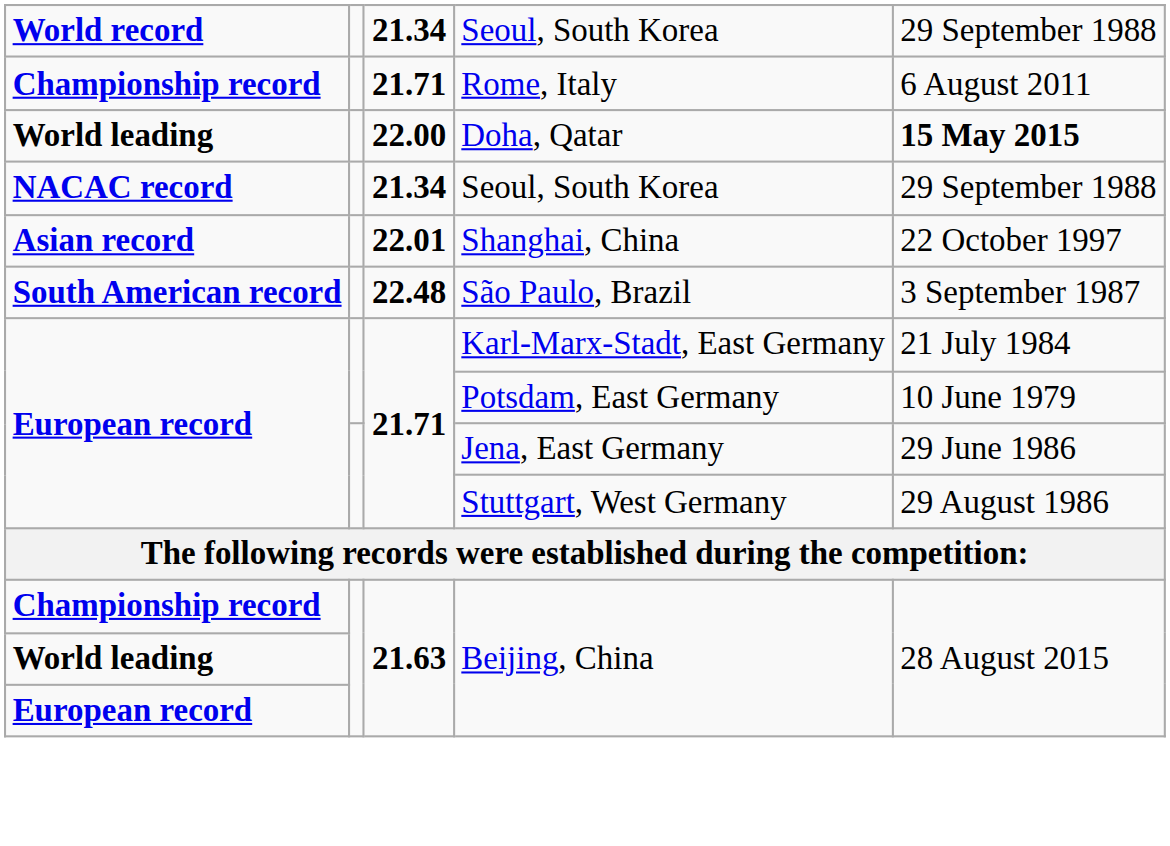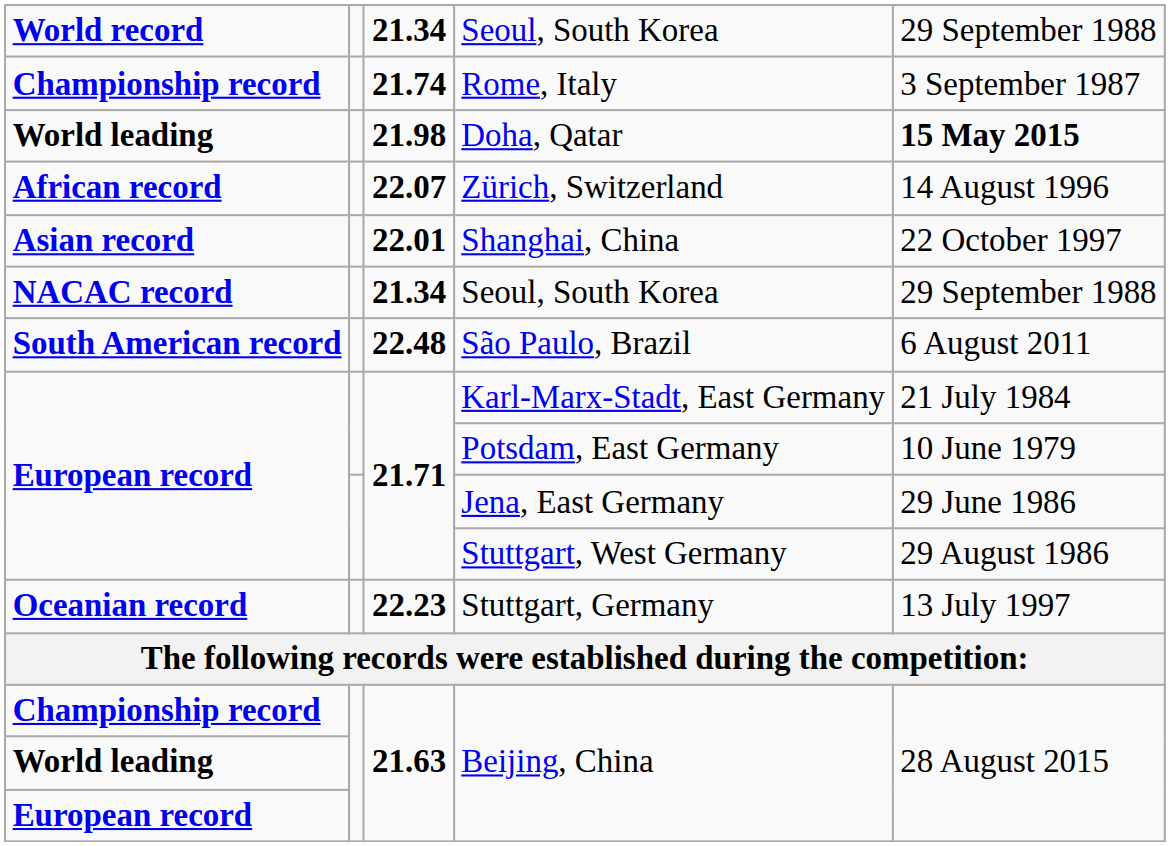(409, 82) 21.71 -> (409, 82) 21.74
(996, 82) 6 August 2011 -> (1020, 82) 3 September 1987
(409, 135) 22.00 -> (409, 135) 21.98
+ row: (117, 187)
rows swapped: (103, 239) <-> (123, 187)
(1020, 291) 3 September 1987 -> (996, 344) 6 August 2011
+ row: (130, 605)
